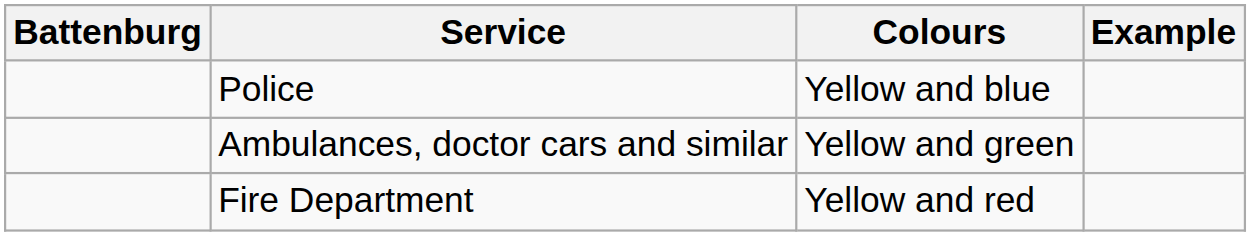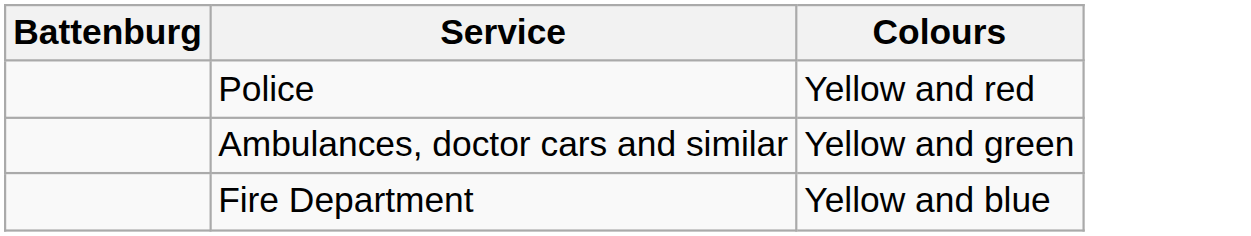- column: (1163, 32)
(928, 88) Yellow and blue -> (920, 88) Yellow and red
(920, 200) Yellow and red -> (928, 200) Yellow and blue
